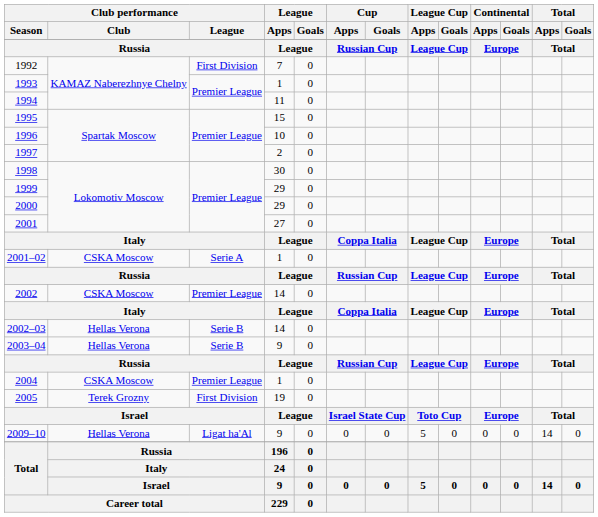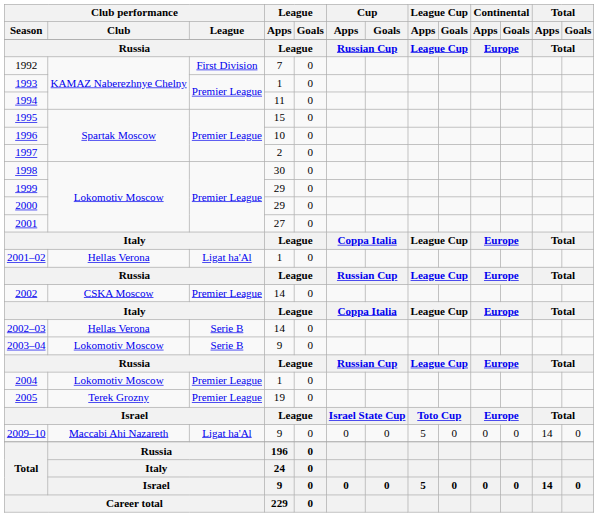(119, 258) CSKA Moscow -> (119, 258) Hellas Verona
(227, 258) Serie A -> (227, 258) Ligat ha'Al
(119, 345) Hellas Verona -> (119, 345) Lokomotiv Moscow
(119, 380) CSKA Moscow -> (119, 380) Lokomotiv Moscow
(227, 398) First Division -> (227, 398) Premier League
(119, 433) Hellas Verona -> (119, 433) Maccabi Ahi Nazareth
